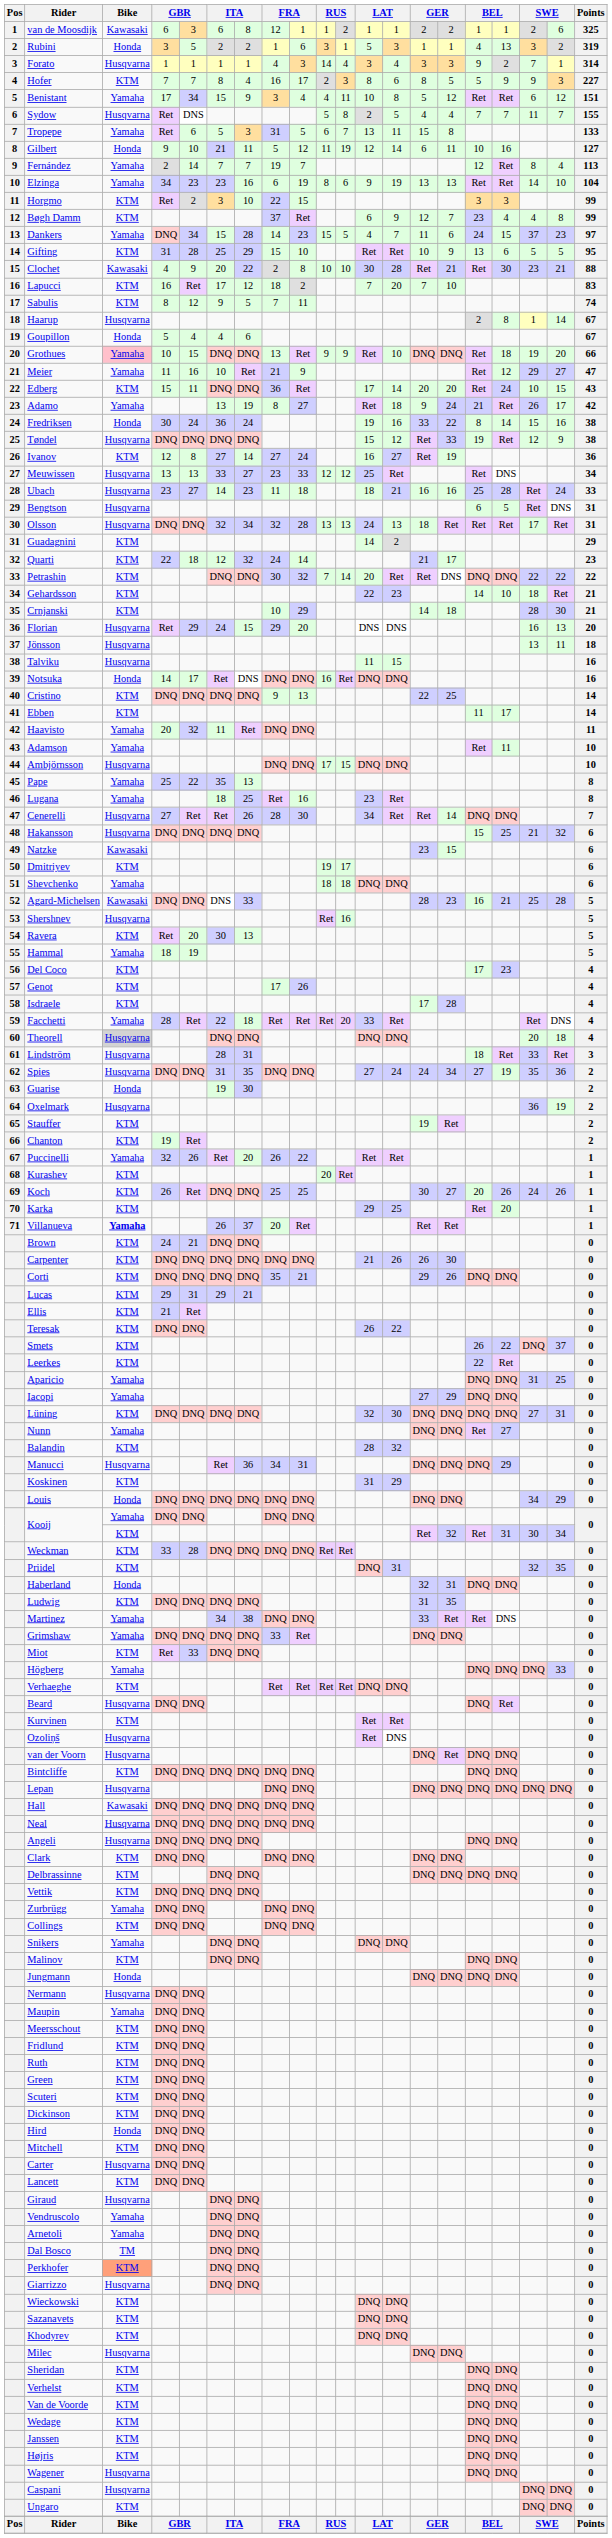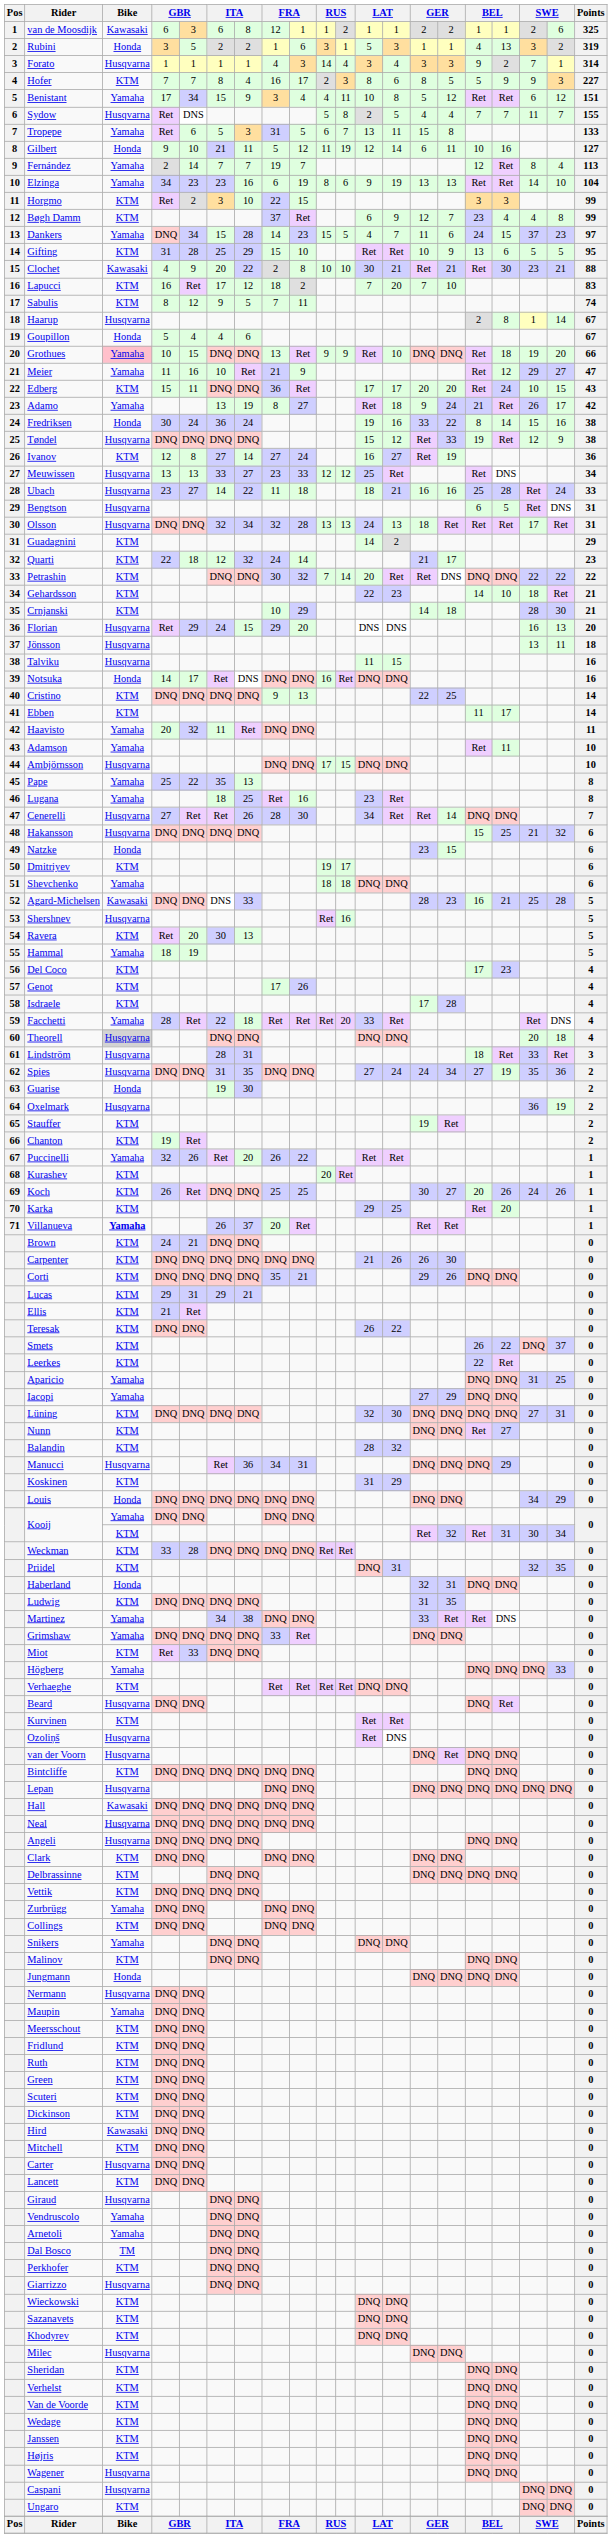(396, 269) 28 -> (396, 269) 21
(396, 388) 14 -> (396, 388) 17
(248, 491) 23 -> (248, 491) 22
(127, 850) Kawasaki -> (127, 850) Honda
(127, 1430) Yamaha -> (127, 1430) KTM
(127, 2131) Honda -> (127, 2131) Kawasaki
(127, 2268) lightsalmon background -> (127, 2268) no background
